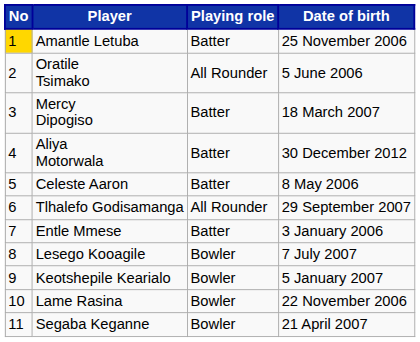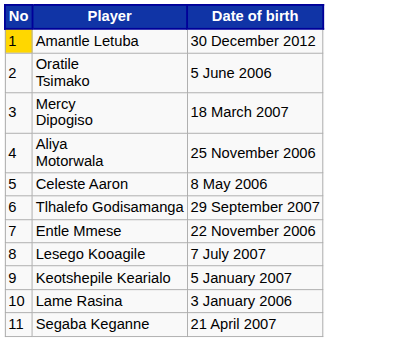- column: (233, 17)
(344, 41) 25 November 2006 -> (253, 41) 30 December 2012
(344, 152) 30 December 2012 -> (253, 152) 25 November 2006
(332, 231) 3 January 2006 -> (253, 231) 22 November 2006
(344, 301) 22 November 2006 -> (241, 301) 3 January 2006
